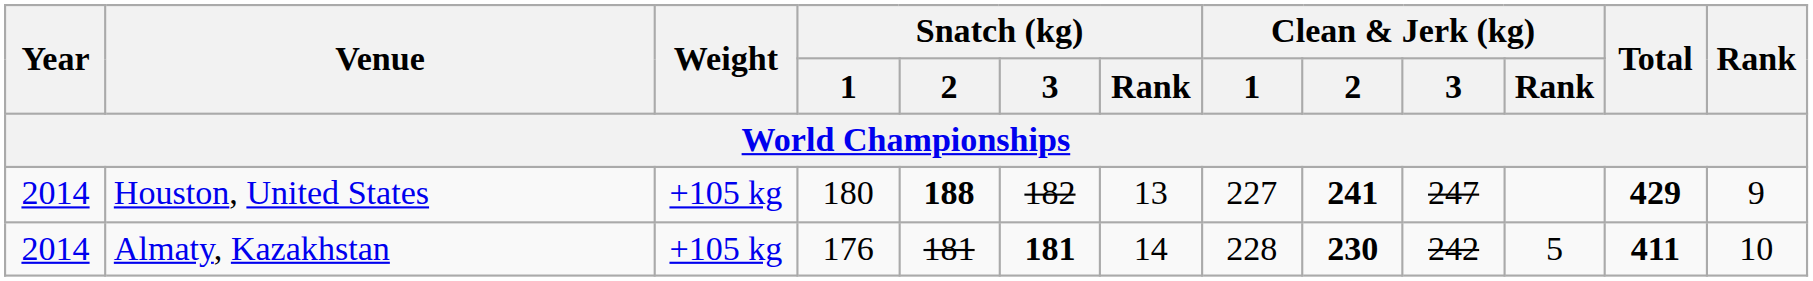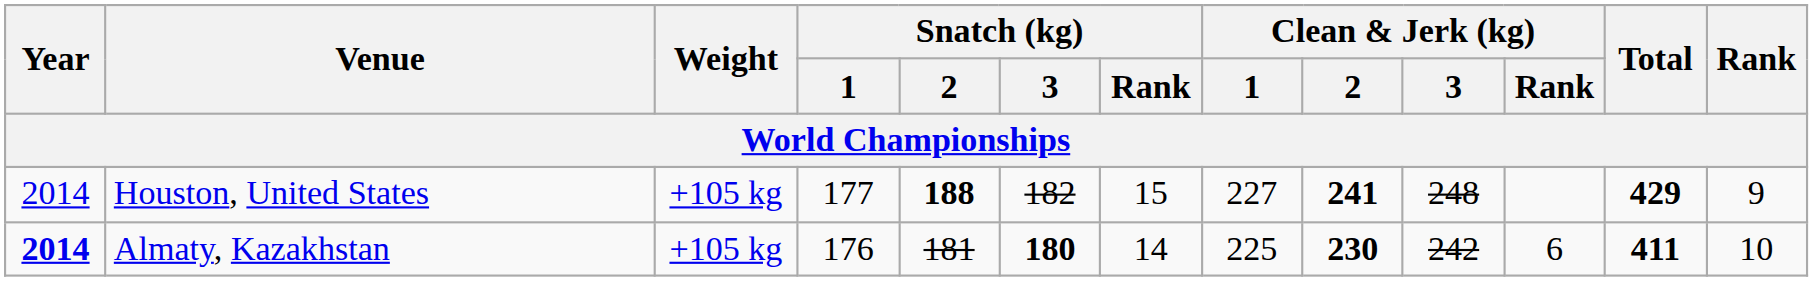(848, 193) 180 -> (848, 193) 177
(1151, 193) 13 -> (1151, 193) 15
(1454, 193) 247 -> (1454, 193) 248
(56, 247) normal -> (56, 247) bold
(1050, 247) 181 -> (1050, 247) 180
(1252, 247) 228 -> (1252, 247) 225
(1555, 247) 5 -> (1555, 247) 6
